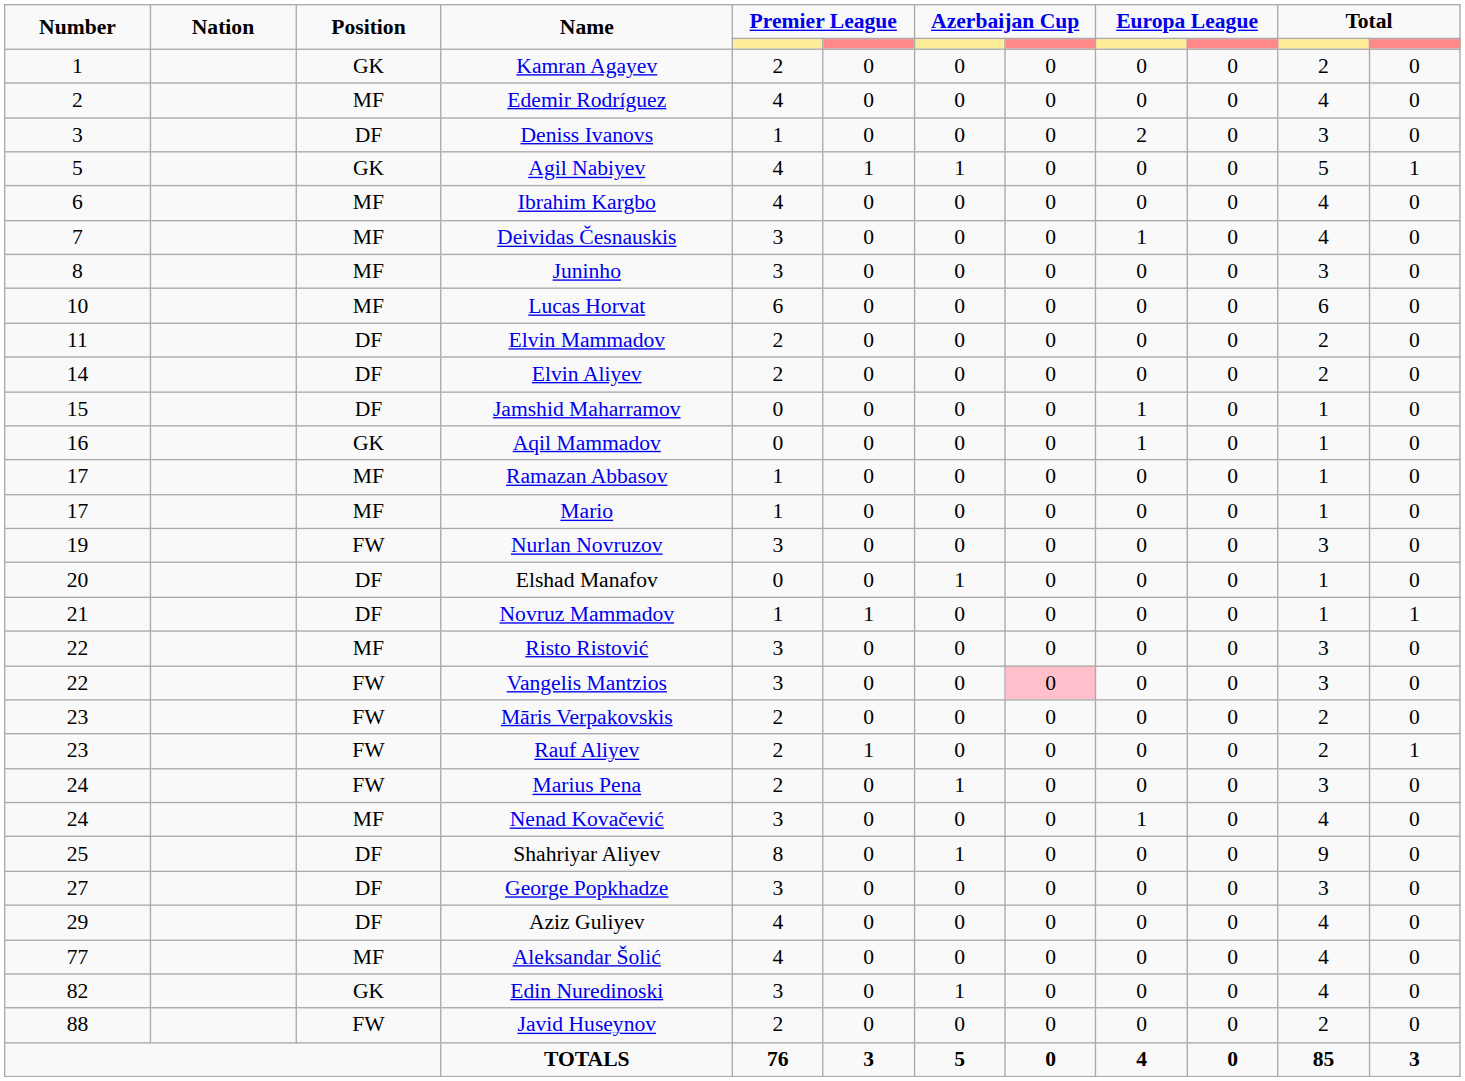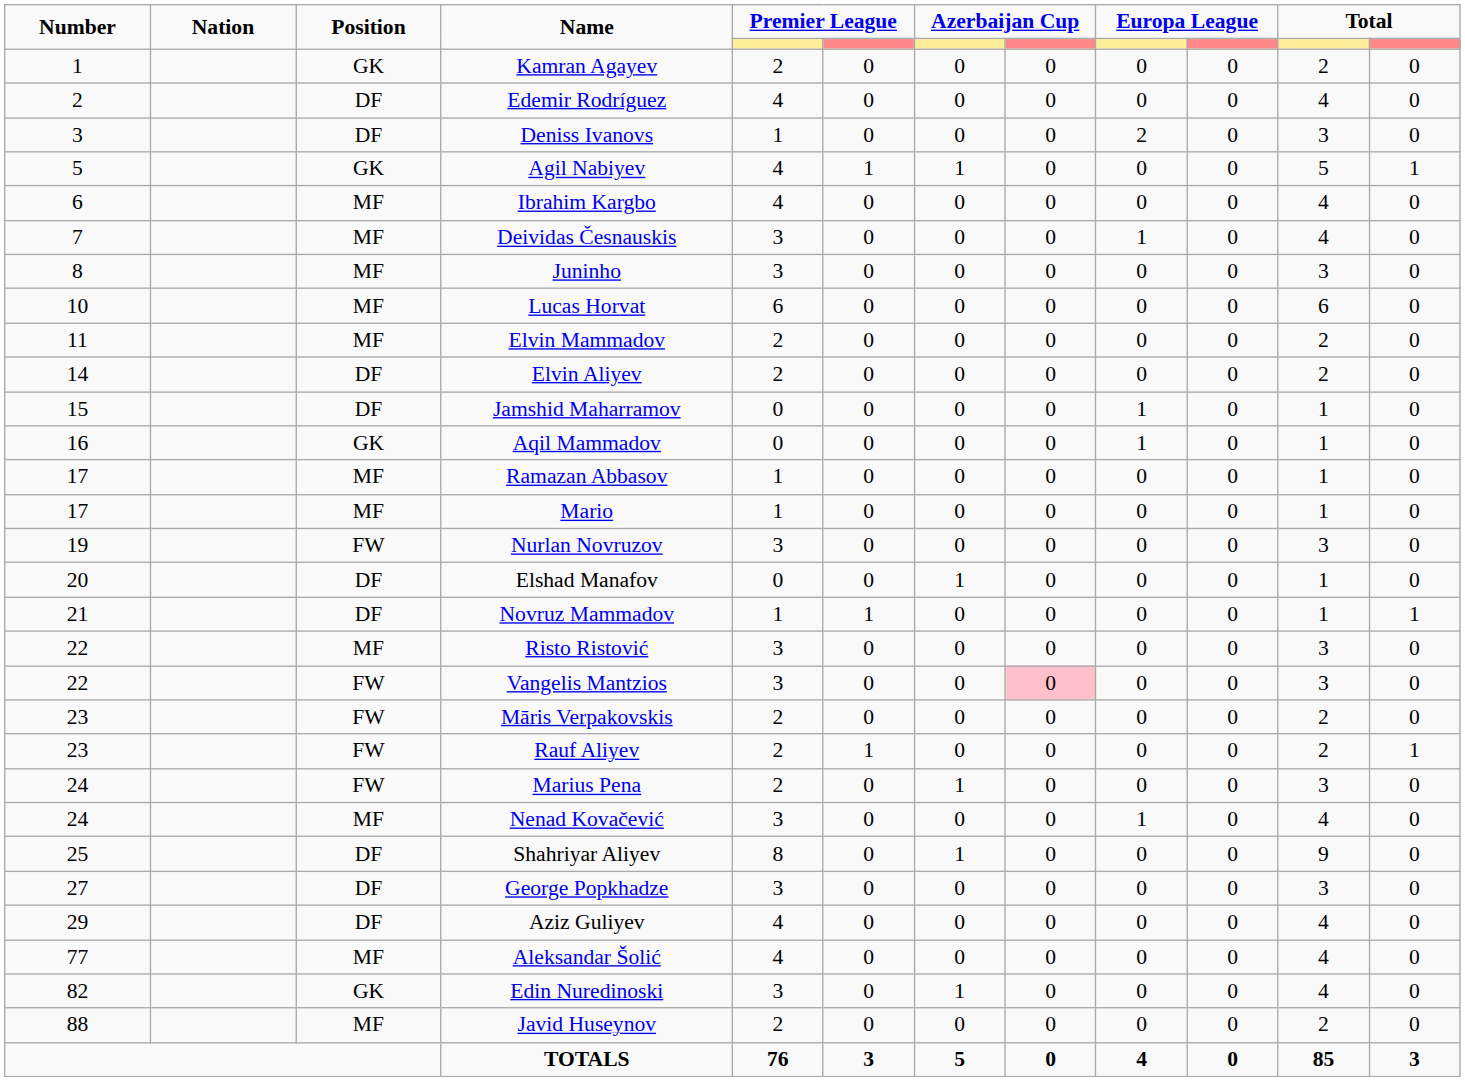(368, 100) MF -> (368, 100) DF
(368, 339) DF -> (368, 339) MF
(368, 1025) FW -> (368, 1025) MF
